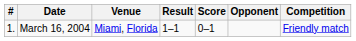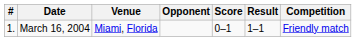columns swapped: (254, 12) <-> (178, 12)
